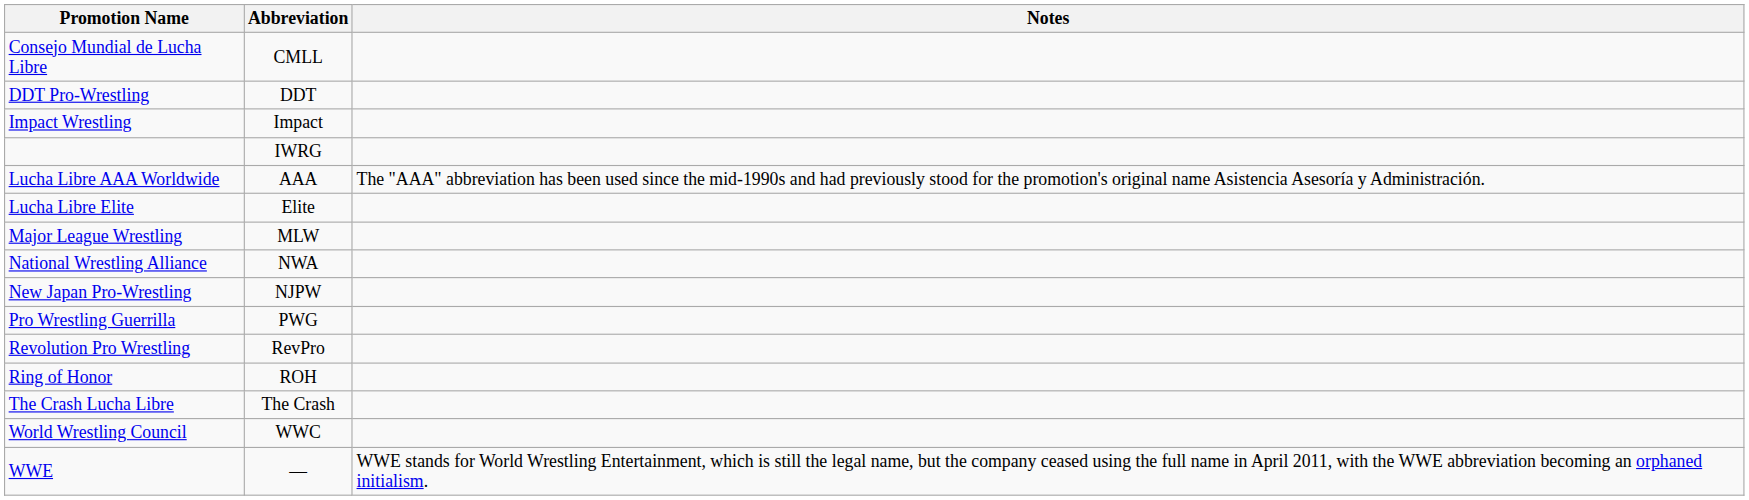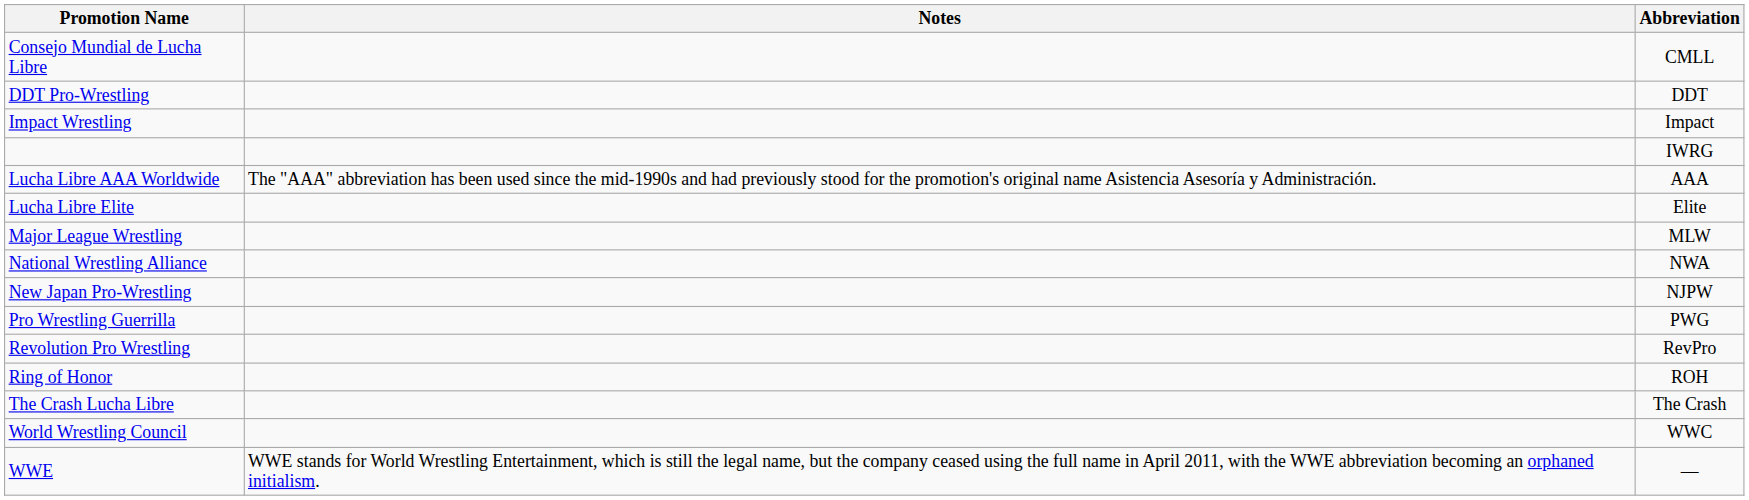columns swapped: (298, 18) <-> (1048, 18)
